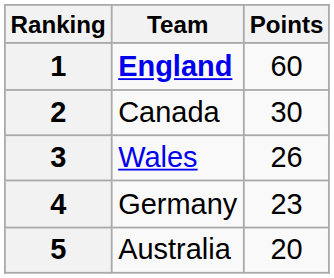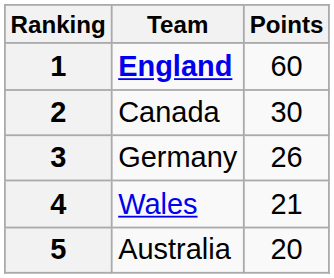(158, 157) Wales -> (178, 157) Germany
(178, 203) Germany -> (158, 203) Wales
(287, 203) 23 -> (287, 203) 21
